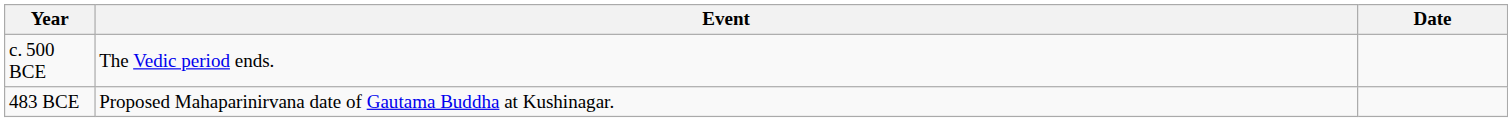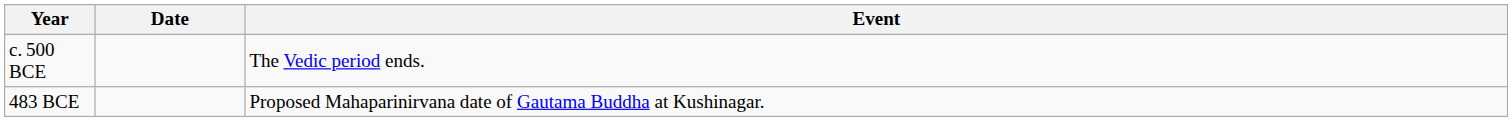columns swapped: (1432, 19) <-> (726, 19)
